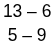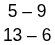rows swapped: (27, 35) <-> (27, 11)
